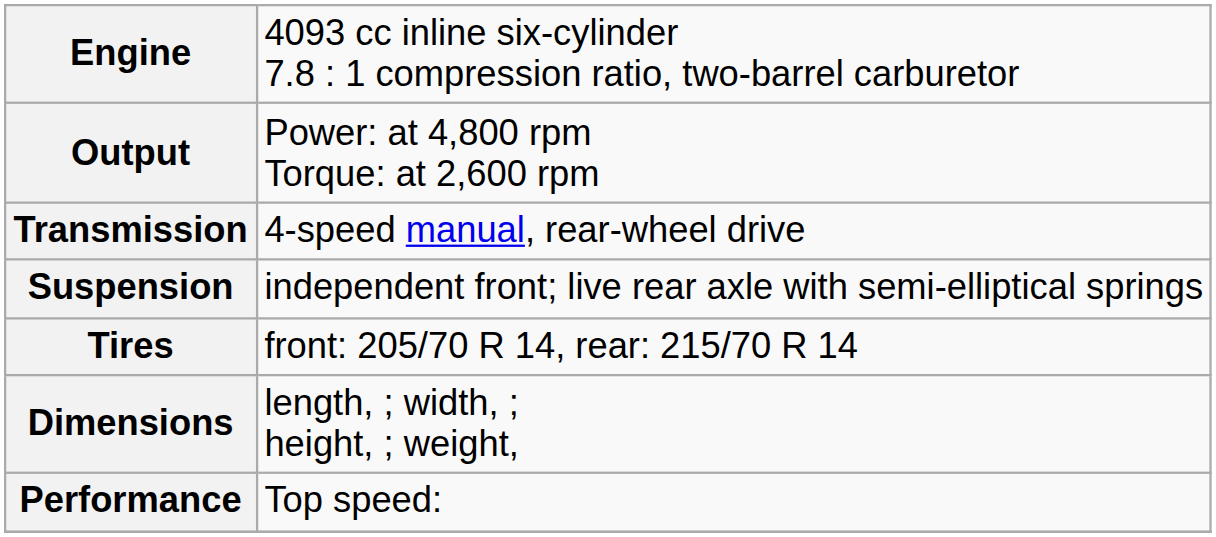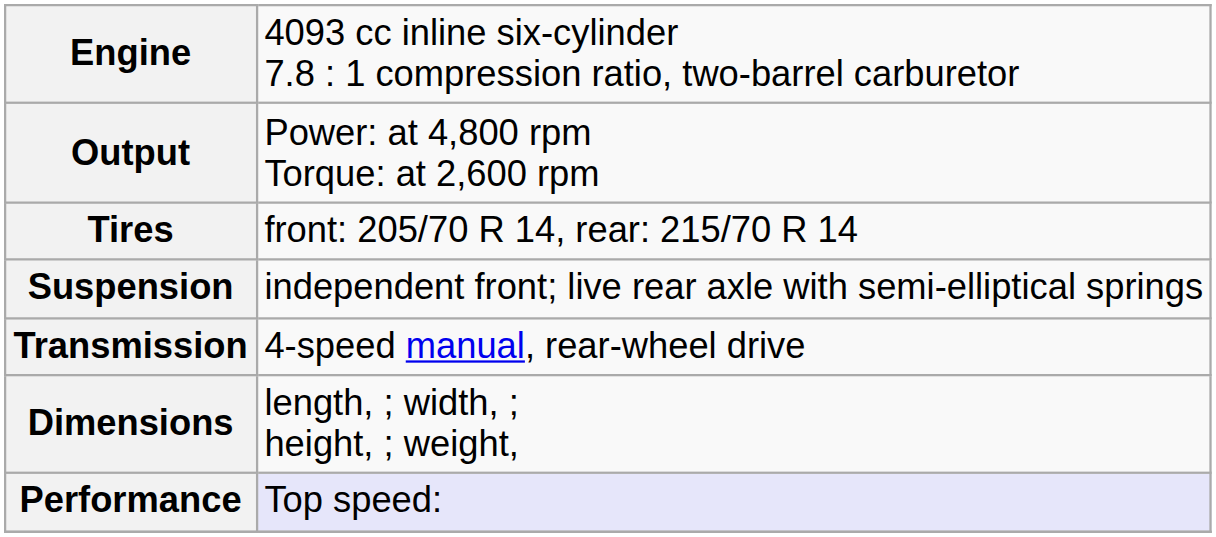rows swapped: (131, 230) <-> (131, 345)
(353, 501) no background -> (353, 501) lavender background
